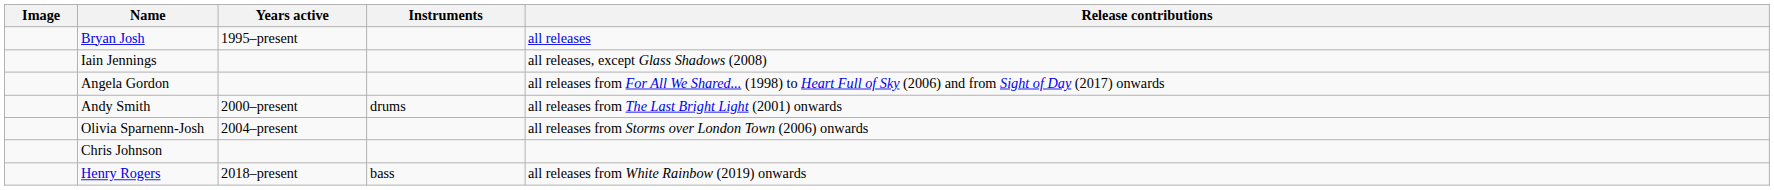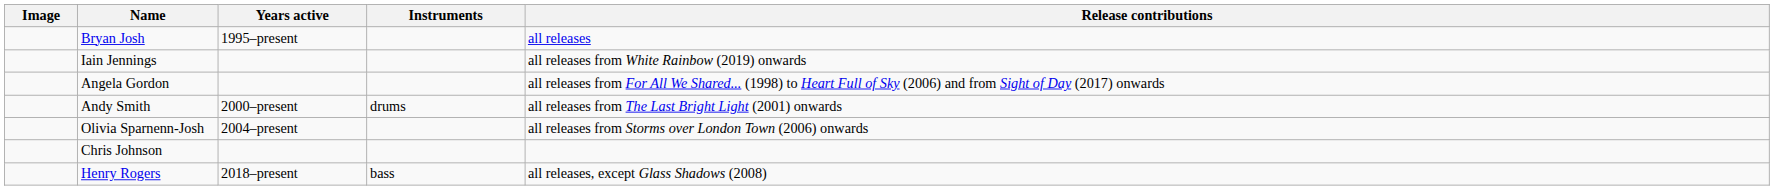(647, 60) all releases, except Glass Shadows (2008) -> (667, 60) all releases from White Rainbow (2019) onwards
(667, 173) all releases from White Rainbow (2019) onwards -> (647, 173) all releases, except Glass Shadows (2008)
